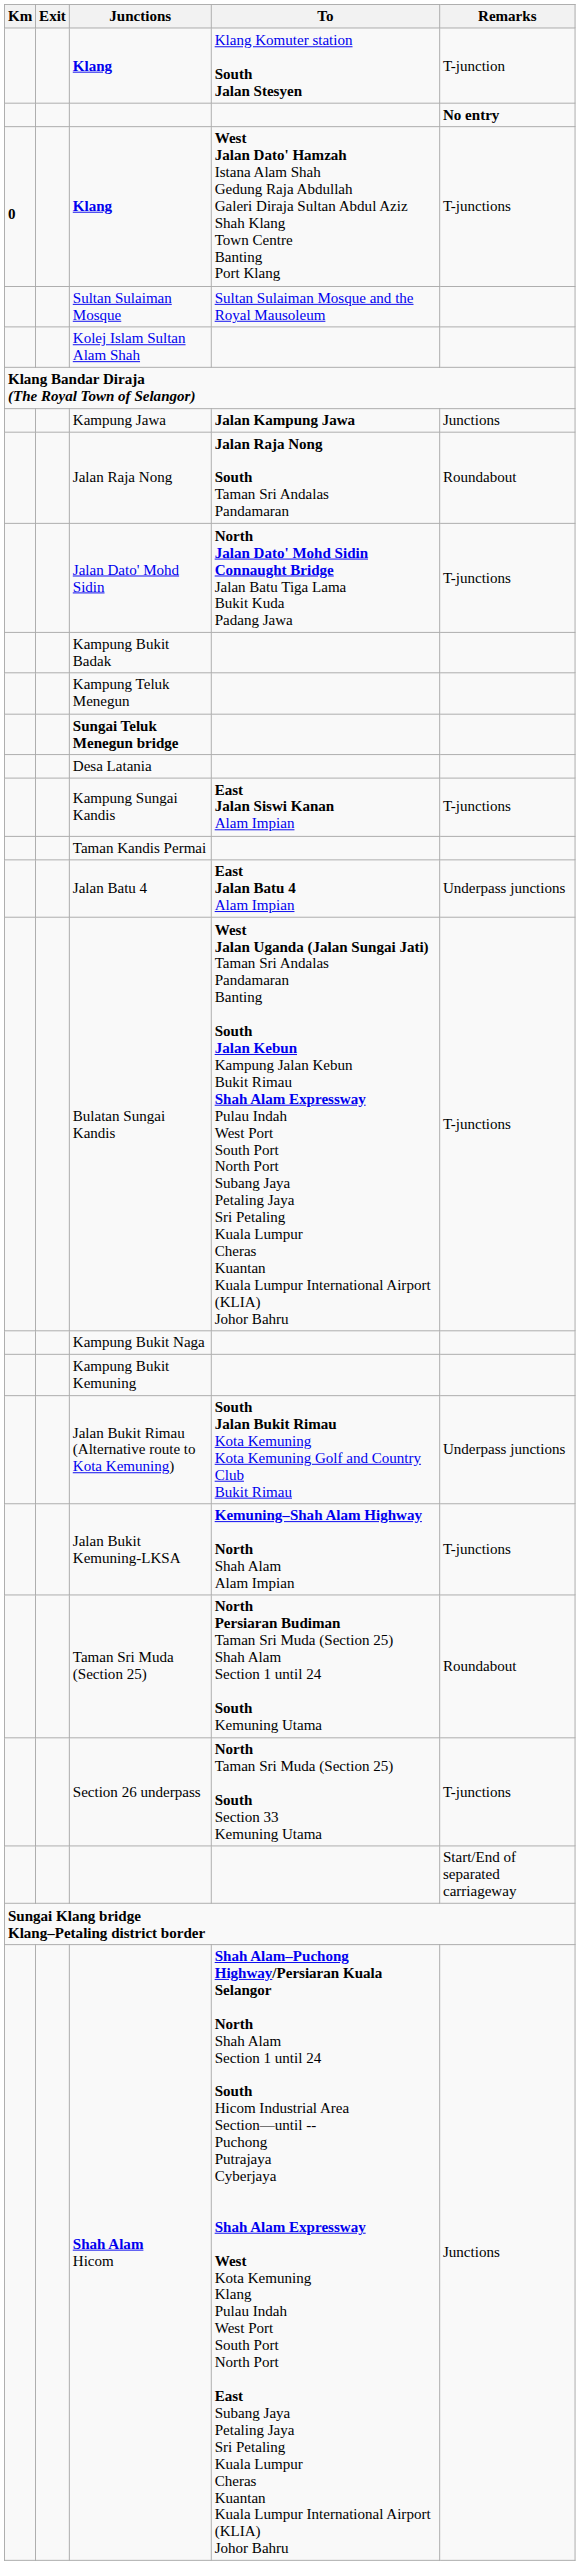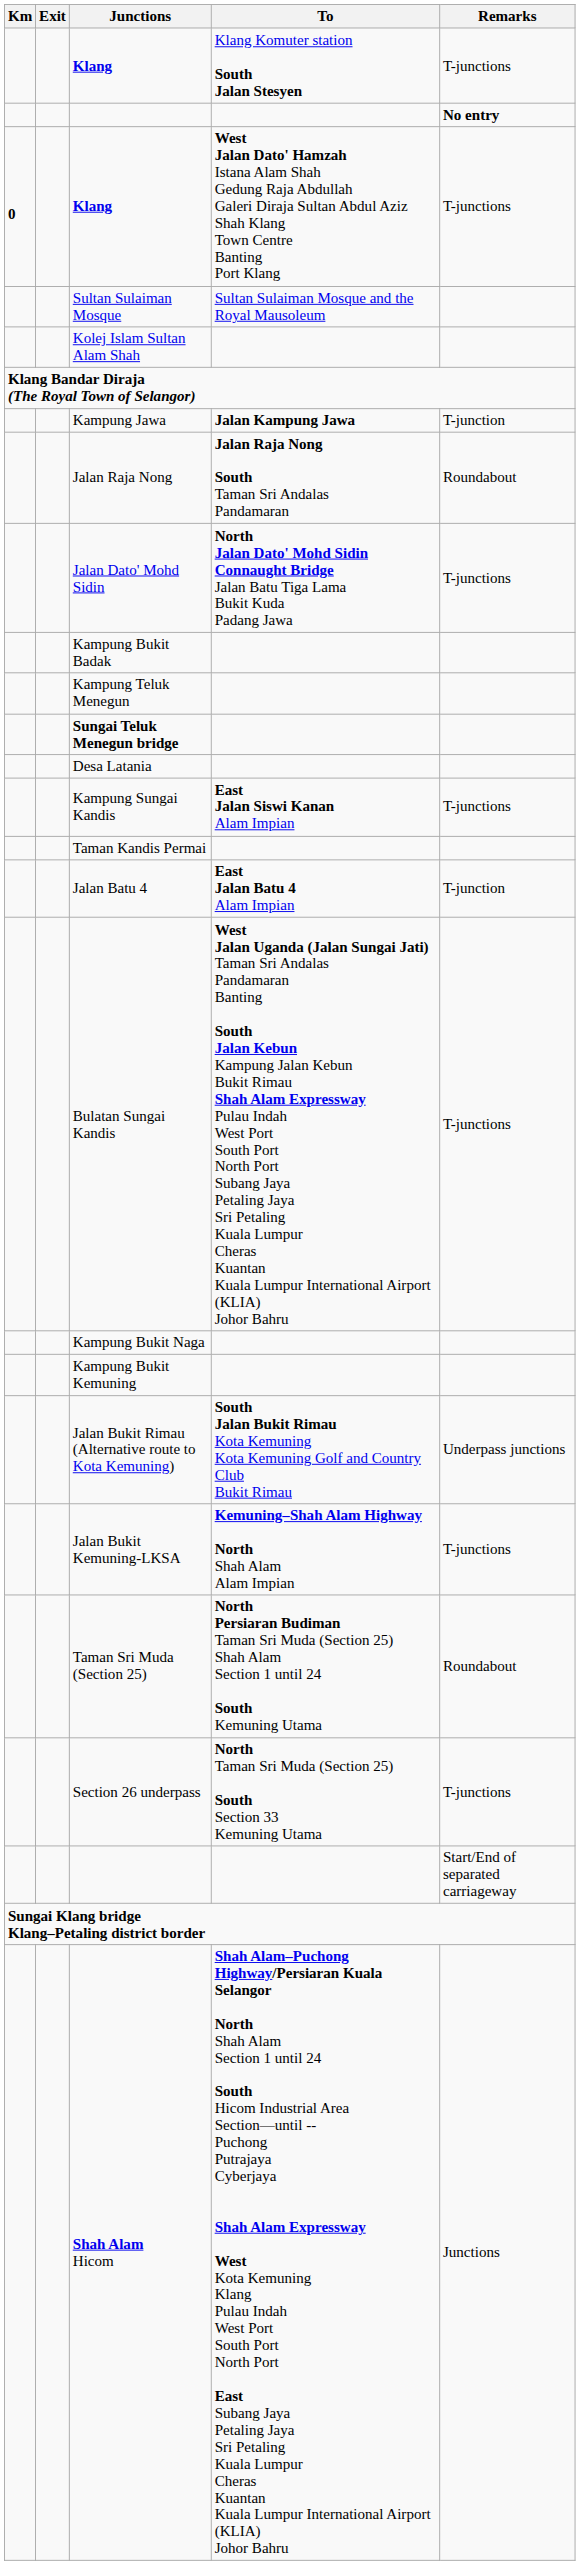(474, 65) T-junction -> (477, 65) T-junctions
(471, 420) Junctions -> (474, 420) T-junction
(504, 888) Underpass junctions -> (474, 888) T-junction
